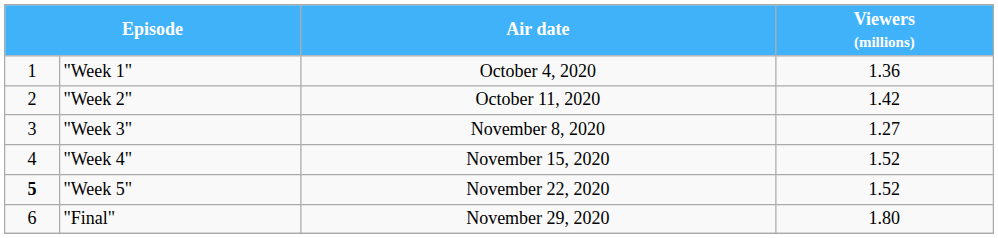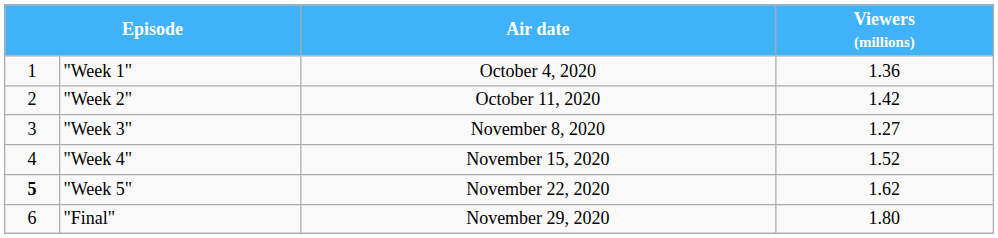(884, 189) 1.52 -> (884, 189) 1.62
